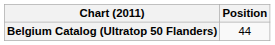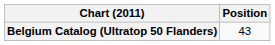(245, 31) 44 -> (245, 31) 43
